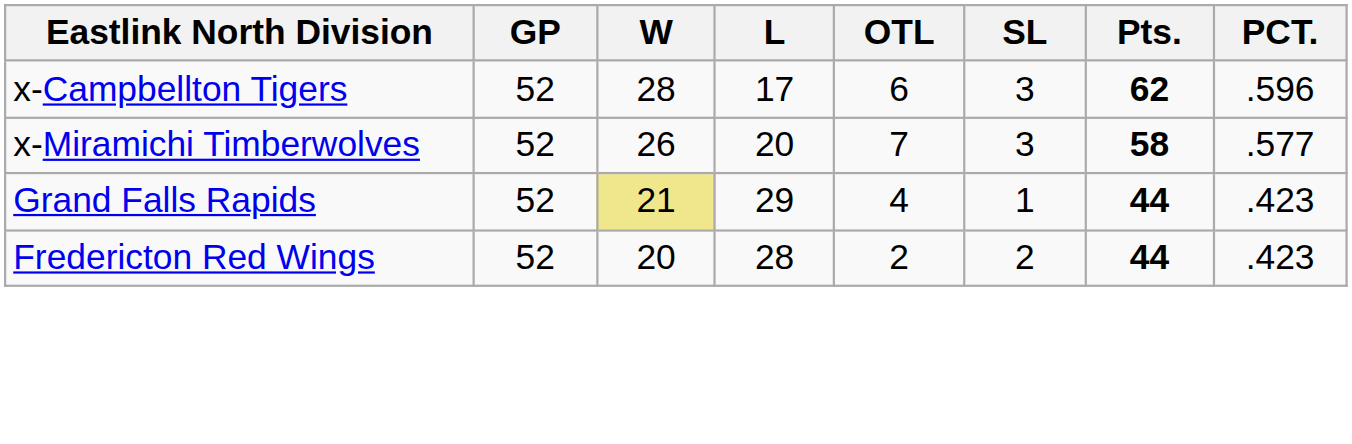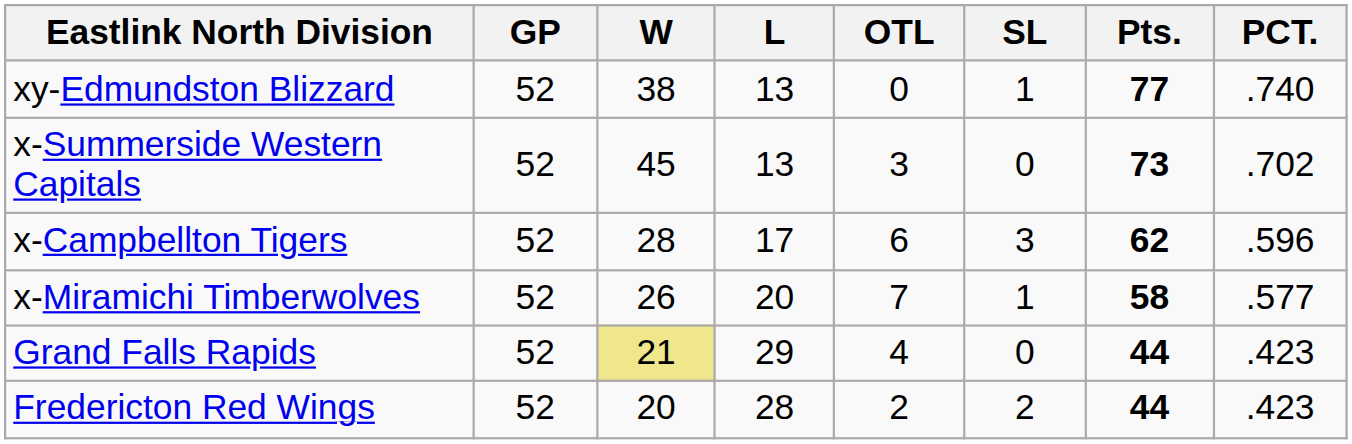+ row: (204, 88)
+ row: (198, 164)
(1025, 144) 3 -> (1025, 296) 1
(1025, 200) 1 -> (1025, 352) 0
